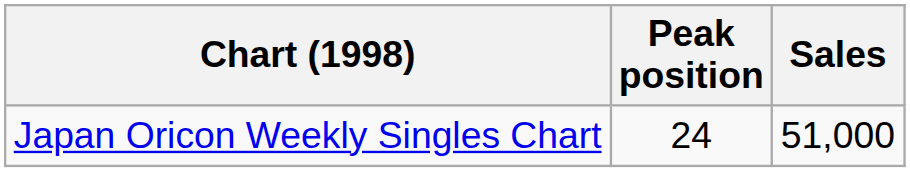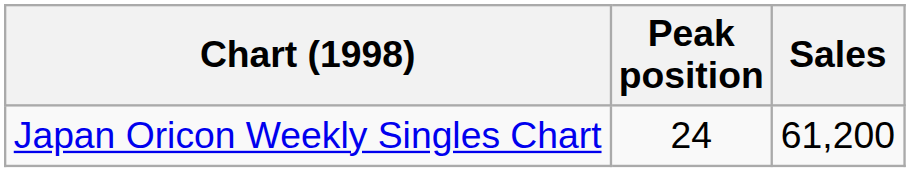(838, 135) 51,000 -> (838, 135) 61,200
